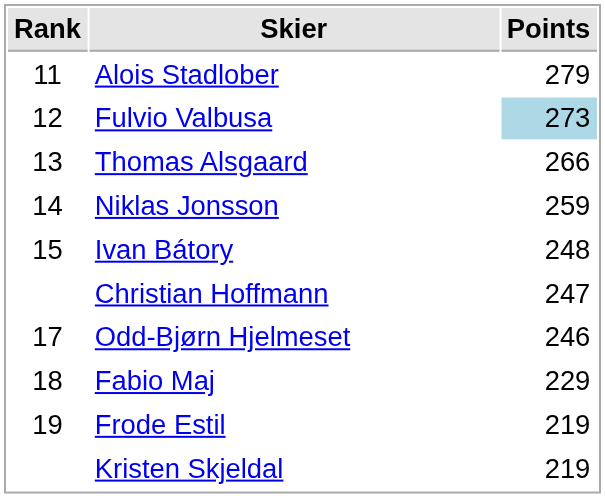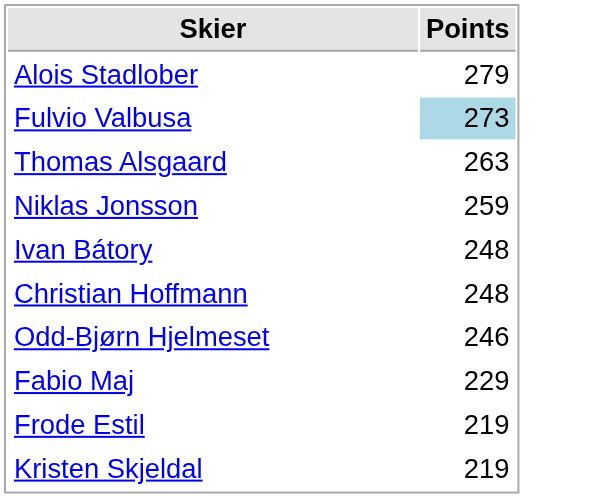- column: (47, 29)
(567, 162) 266 -> (487, 162) 263
(567, 294) 247 -> (487, 294) 248
